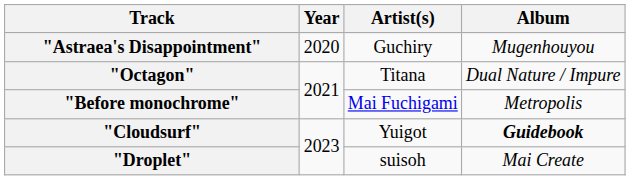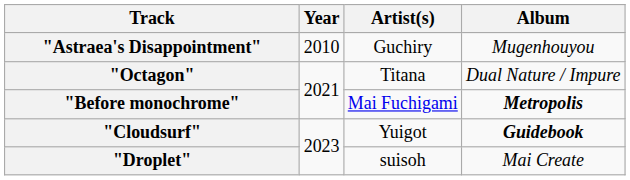(322, 47) 2020 -> (322, 47) 2010
(543, 103) normal -> (543, 103) bold
